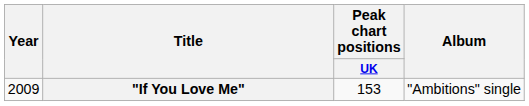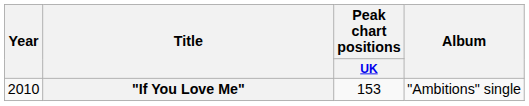(24, 89) 2009 -> (24, 89) 2010
